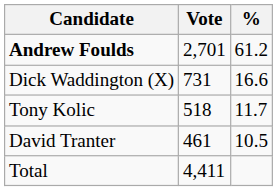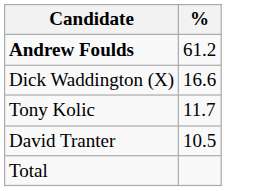- column: (204, 19)
